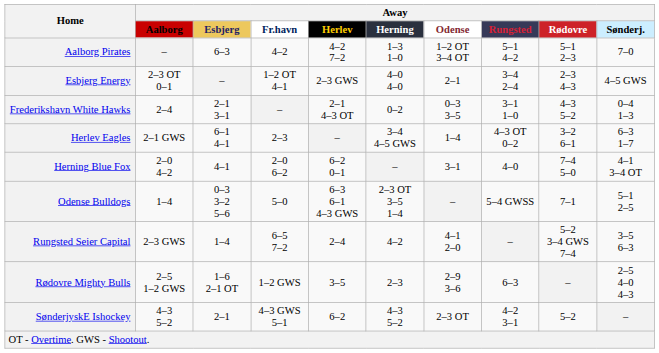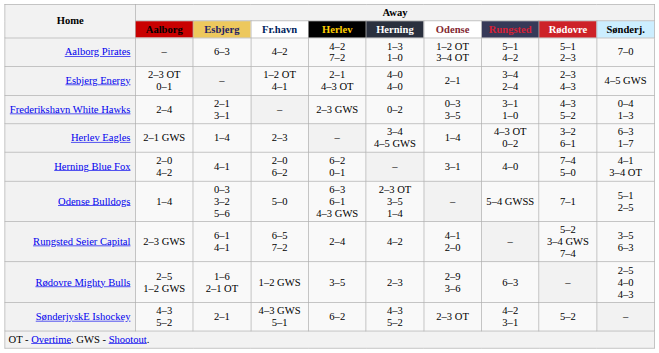(337, 80) 2–3 GWS -> (337, 80) 2–1 4–3 OT
(337, 109) 2–1 4–3 OT -> (337, 109) 2–3 GWS
(222, 138) 6–1 4–1 -> (222, 138) 1–4
(222, 241) 1–4 -> (222, 241) 6–1 4–1
